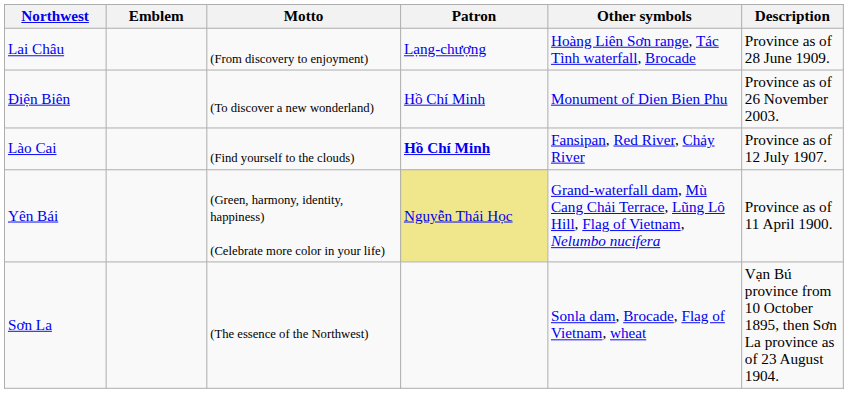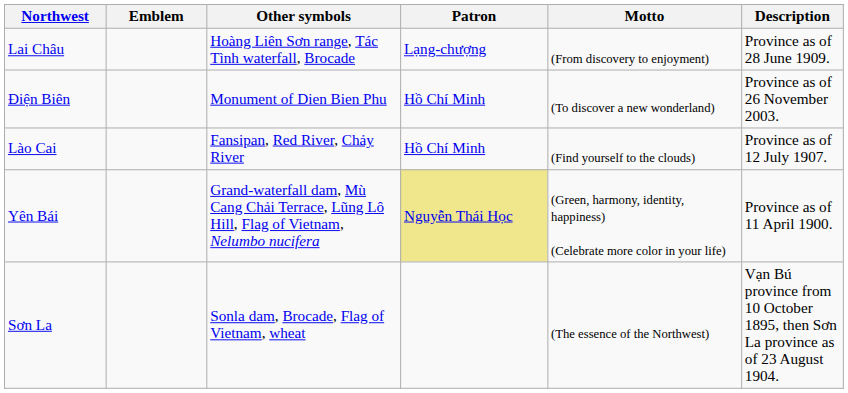columns swapped: (304, 16) <-> (644, 16)
(447, 148) bold -> (445, 148) normal
